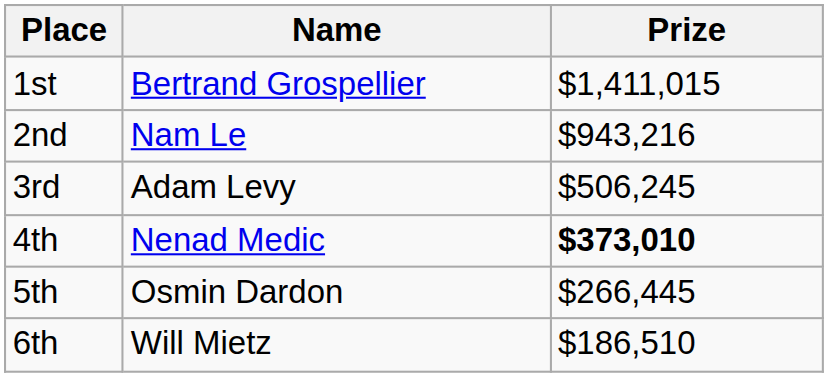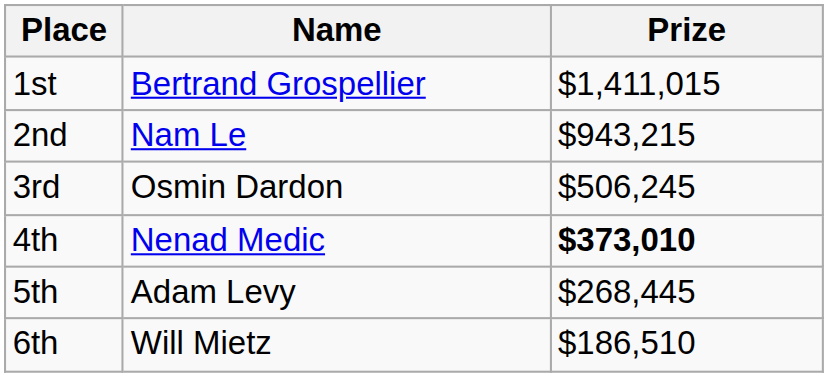(627, 135) $943,216 -> (627, 135) $943,215
(213, 187) Adam Levy -> (237, 187) Osmin Dardon
(237, 291) Osmin Dardon -> (213, 291) Adam Levy
(627, 291) $266,445 -> (627, 291) $268,445
